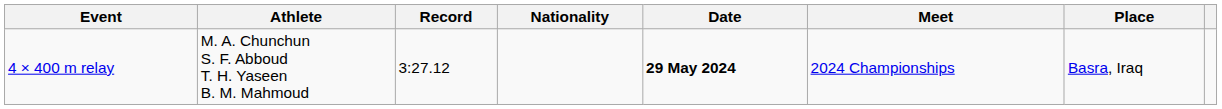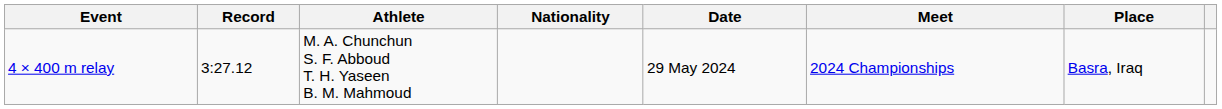columns swapped: (446, 17) <-> (296, 17)
(691, 67) bold -> (691, 67) normal
